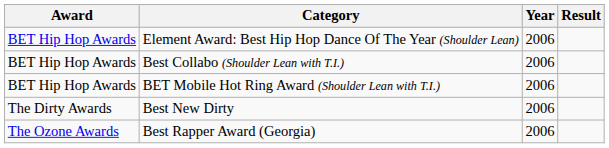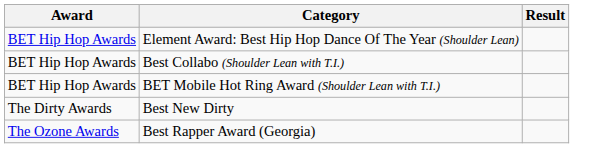- column: (540, 16)
